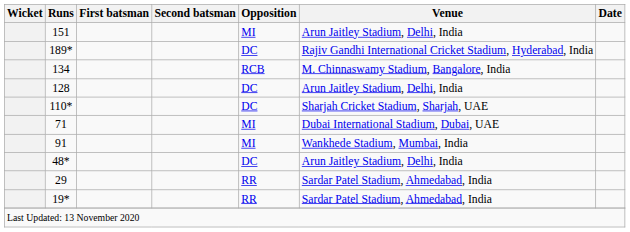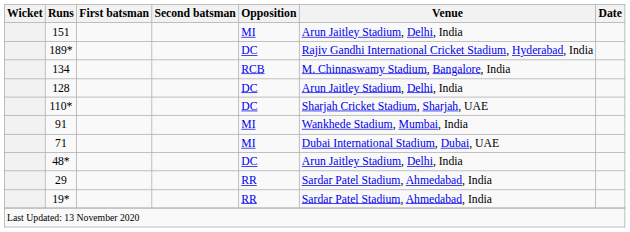rows swapped: (61, 124) <-> (61, 143)
